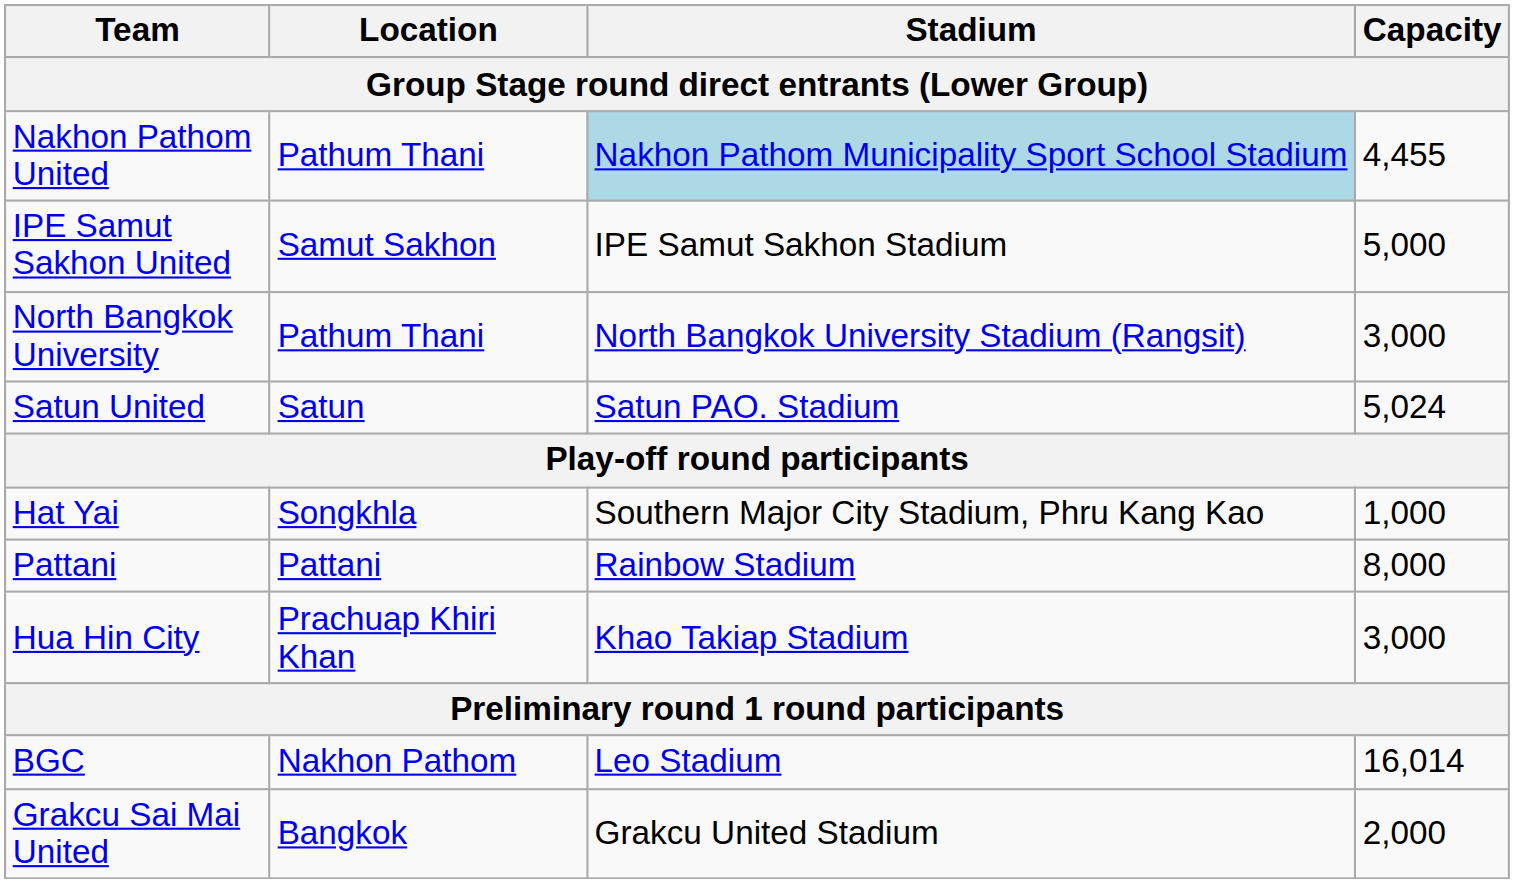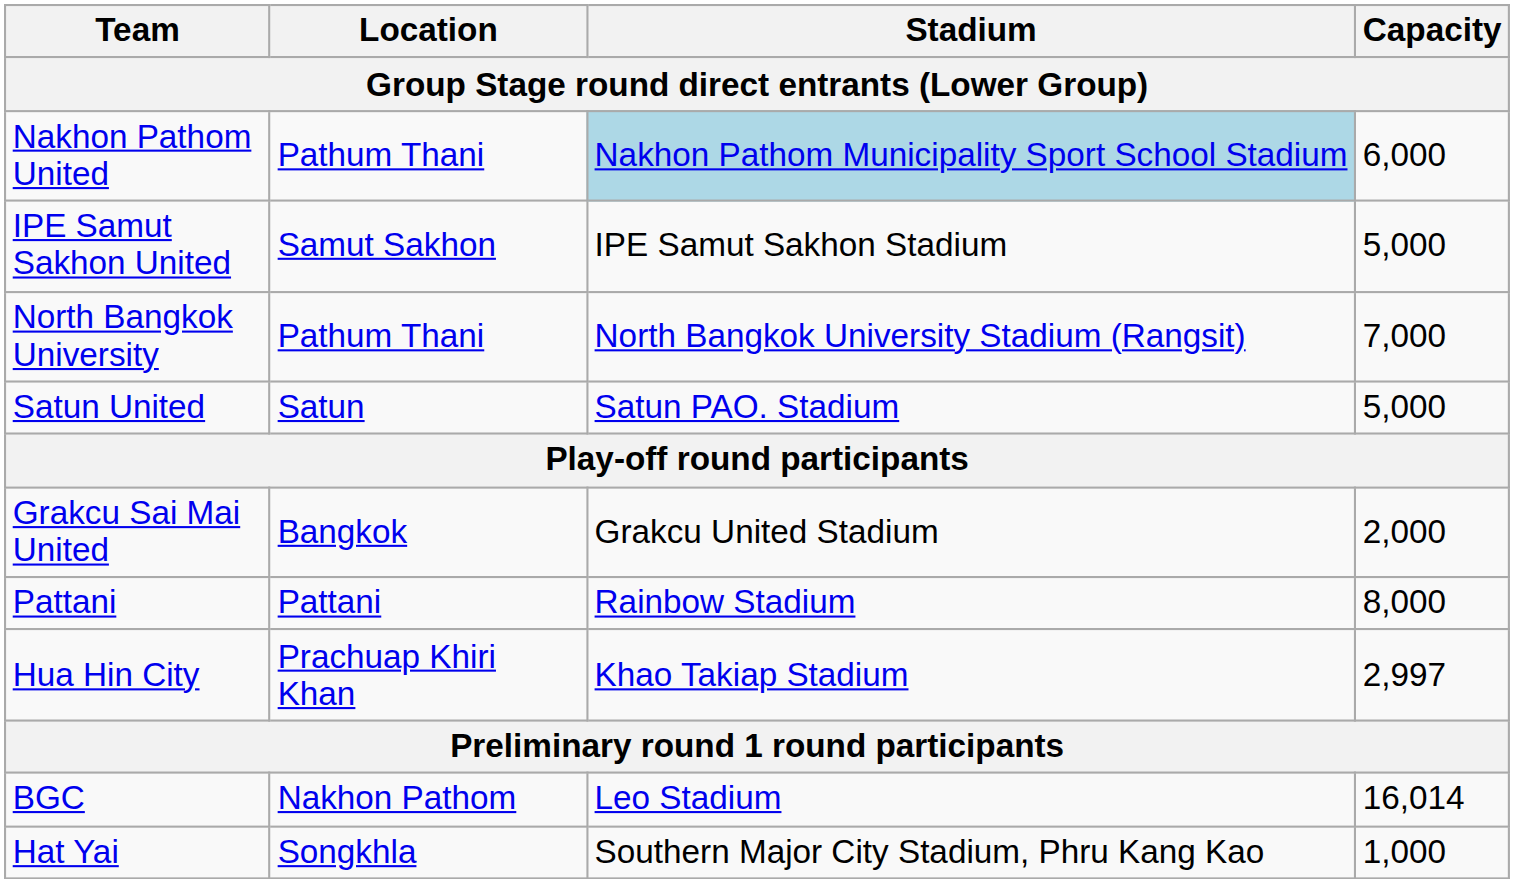(1404, 155) 4,455 -> (1404, 155) 6,000
(1404, 335) 3,000 -> (1404, 335) 7,000
(1404, 407) 5,024 -> (1404, 407) 5,000
rows swapped: (126, 832) <-> (66, 512)
(1404, 636) 3,000 -> (1404, 674) 2,997
